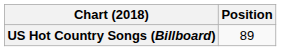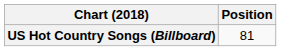(247, 35) 89 -> (247, 35) 81
